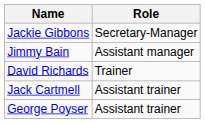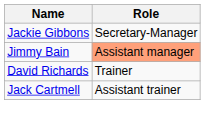(144, 52) no background -> (144, 52) lightsalmon background
- row: (47, 109)
